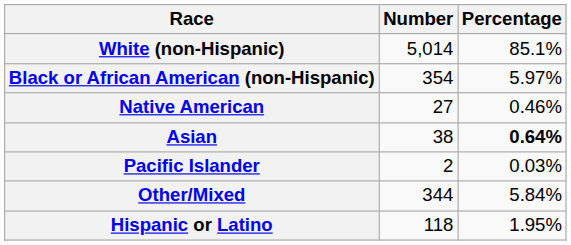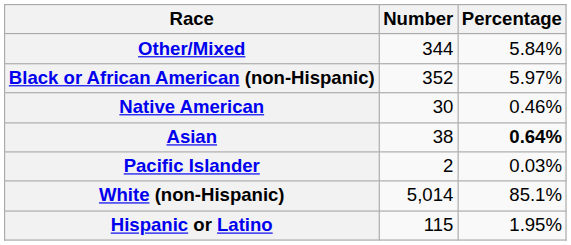rows swapped: (192, 48) <-> (192, 195)
(438, 78) 354 -> (438, 78) 352
(443, 107) 27 -> (443, 107) 30
(439, 225) 118 -> (439, 225) 115
